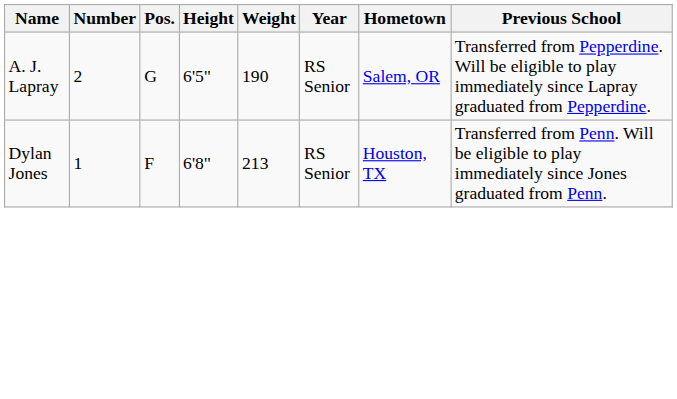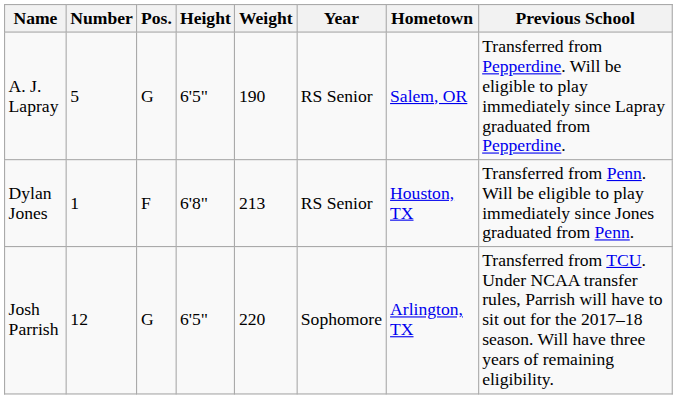(78, 76) 2 -> (75, 95) 5
+ row: (34, 319)
